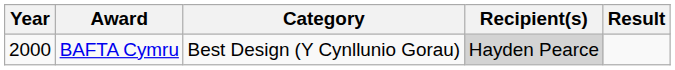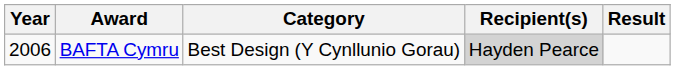(30, 49) 2000 -> (30, 49) 2006
